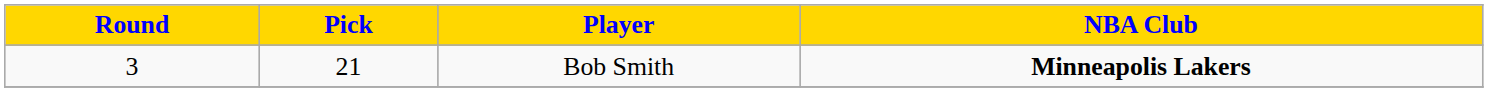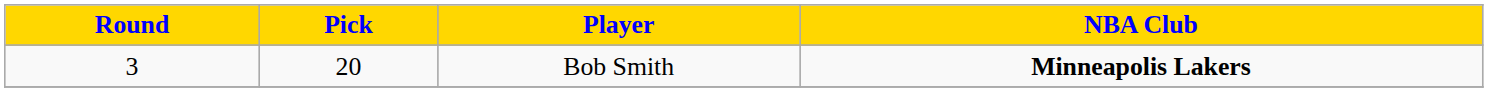(348, 65) 21 -> (348, 65) 20
